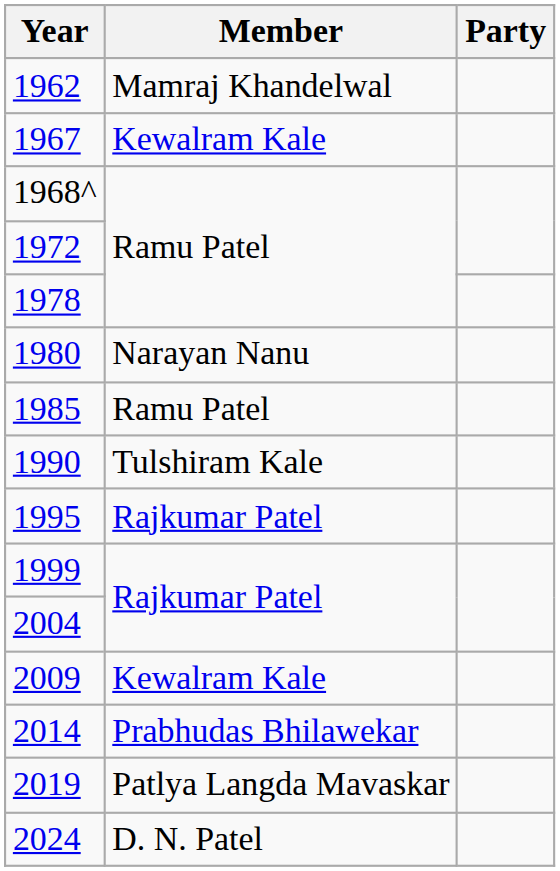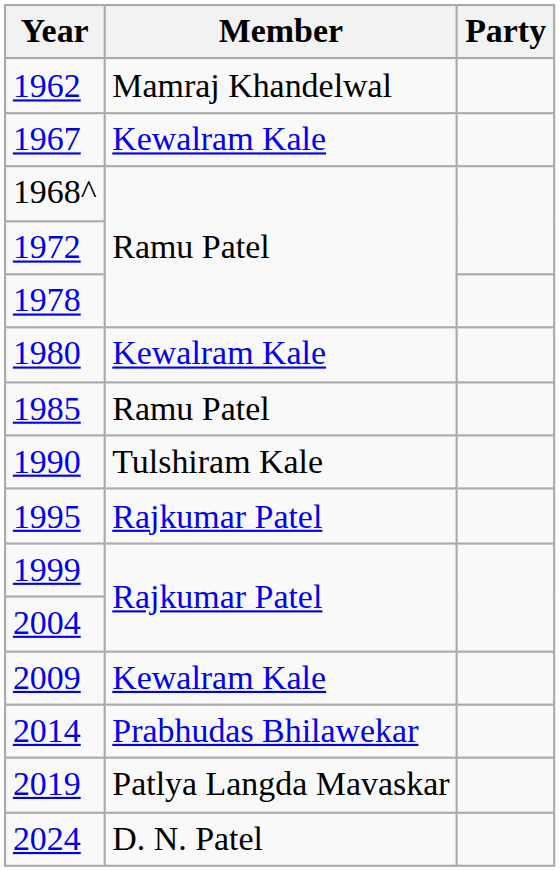(211, 354) Narayan Nanu -> (219, 354) Kewalram Kale
